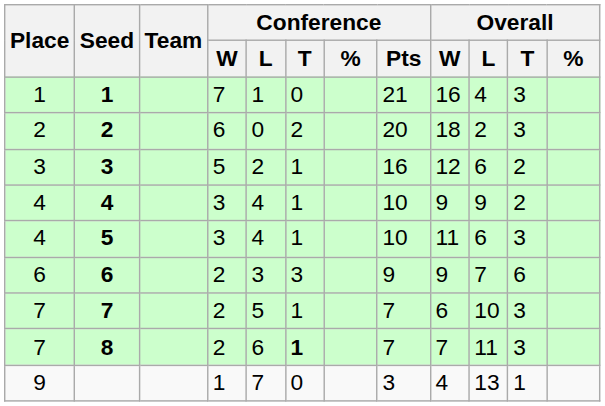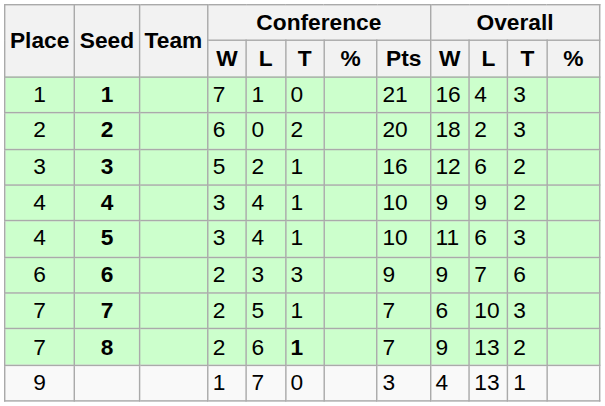(442, 346) 7 -> (442, 346) 9
(486, 346) 11 -> (487, 346) 13
(520, 346) 3 -> (520, 346) 2
